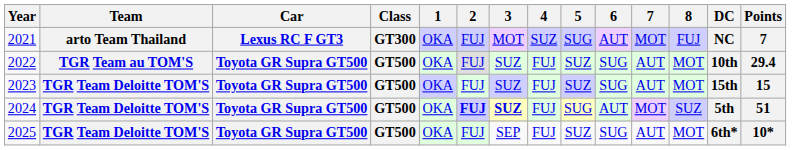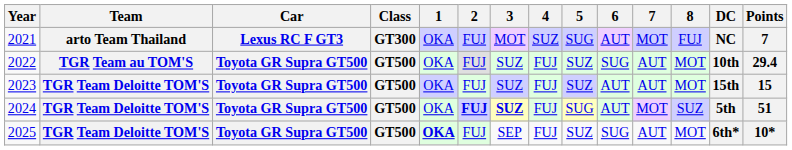(613, 85) SUG -> (615, 85) AUT
(438, 132) normal -> (439, 132) bold
